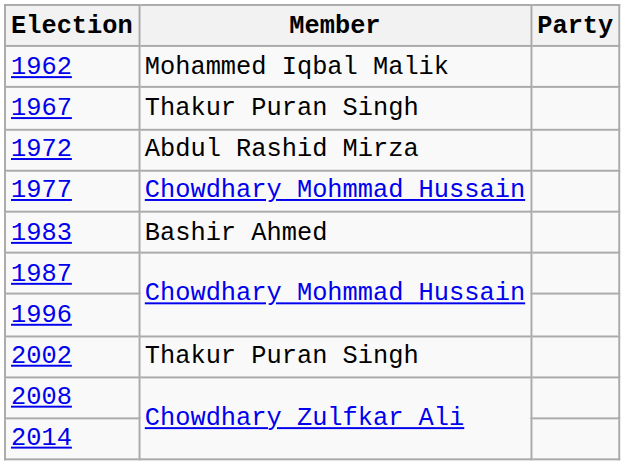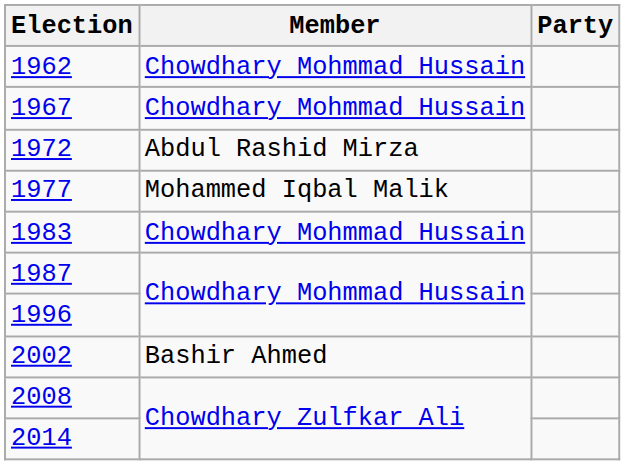(297, 67) Mohammed Iqbal Malik -> (335, 67) Chowdhary Mohmmad Hussain
(282, 108) Thakur Puran Singh -> (335, 108) Chowdhary Mohmmad Hussain
(335, 191) Chowdhary Mohmmad Hussain -> (297, 191) Mohammed Iqbal Malik
(236, 232) Bashir Ahmed -> (335, 232) Chowdhary Mohmmad Hussain
(282, 356) Thakur Puran Singh -> (236, 356) Bashir Ahmed
